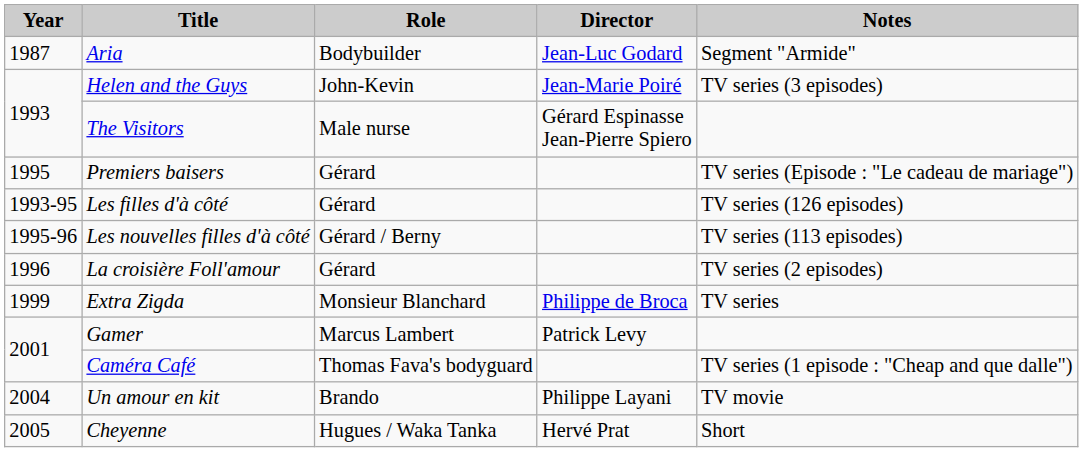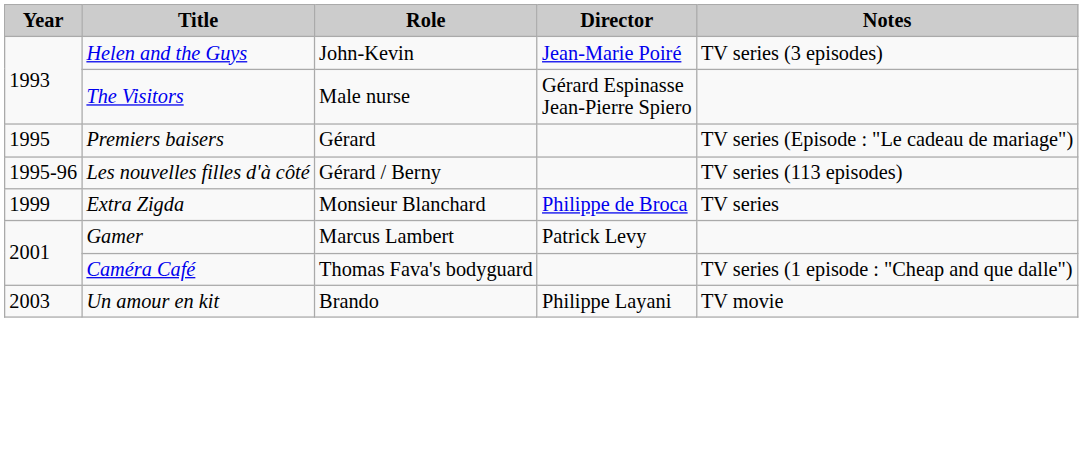- row: (104, 52)
- row: (157, 204)
- row: (183, 269)
(30, 397) 2004 -> (30, 301) 2003
- row: (126, 430)
